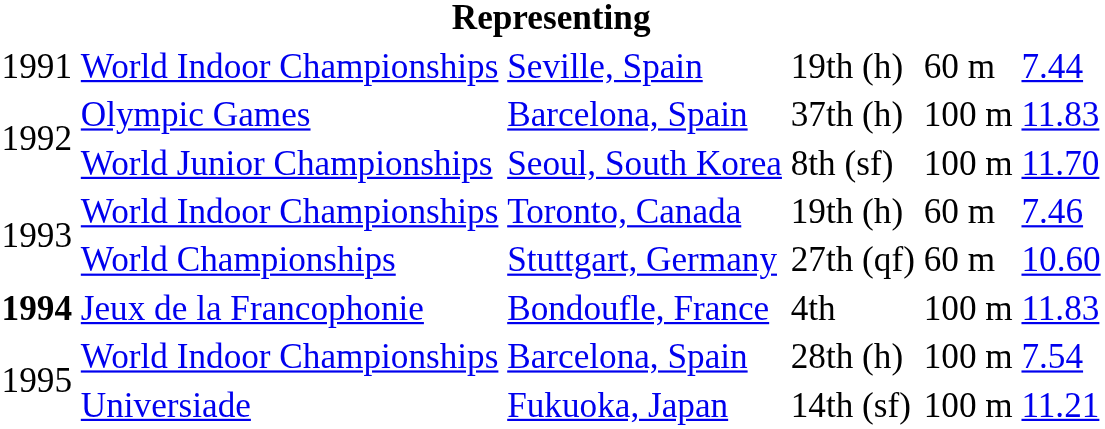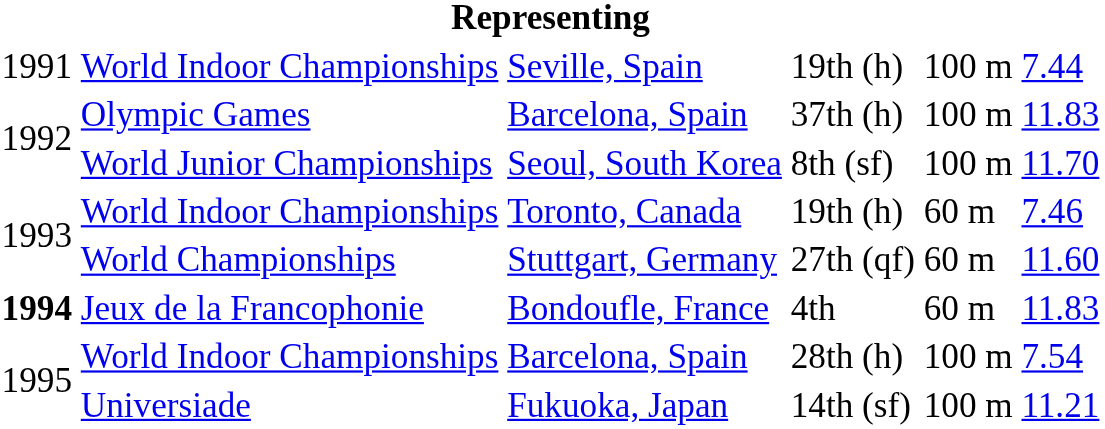(959, 66) 60 m -> (968, 66) 100 m
(1061, 259) 10.60 -> (1060, 259) 11.60
(968, 308) 100 m -> (959, 308) 60 m
